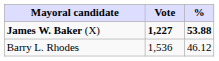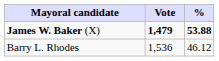(160, 30) 1,227 -> (160, 30) 1,479
